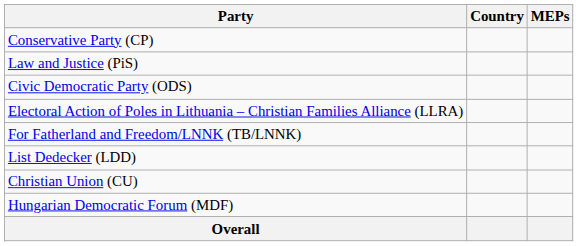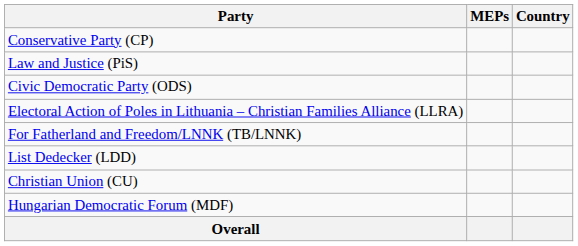columns swapped: (497, 16) <-> (550, 16)
